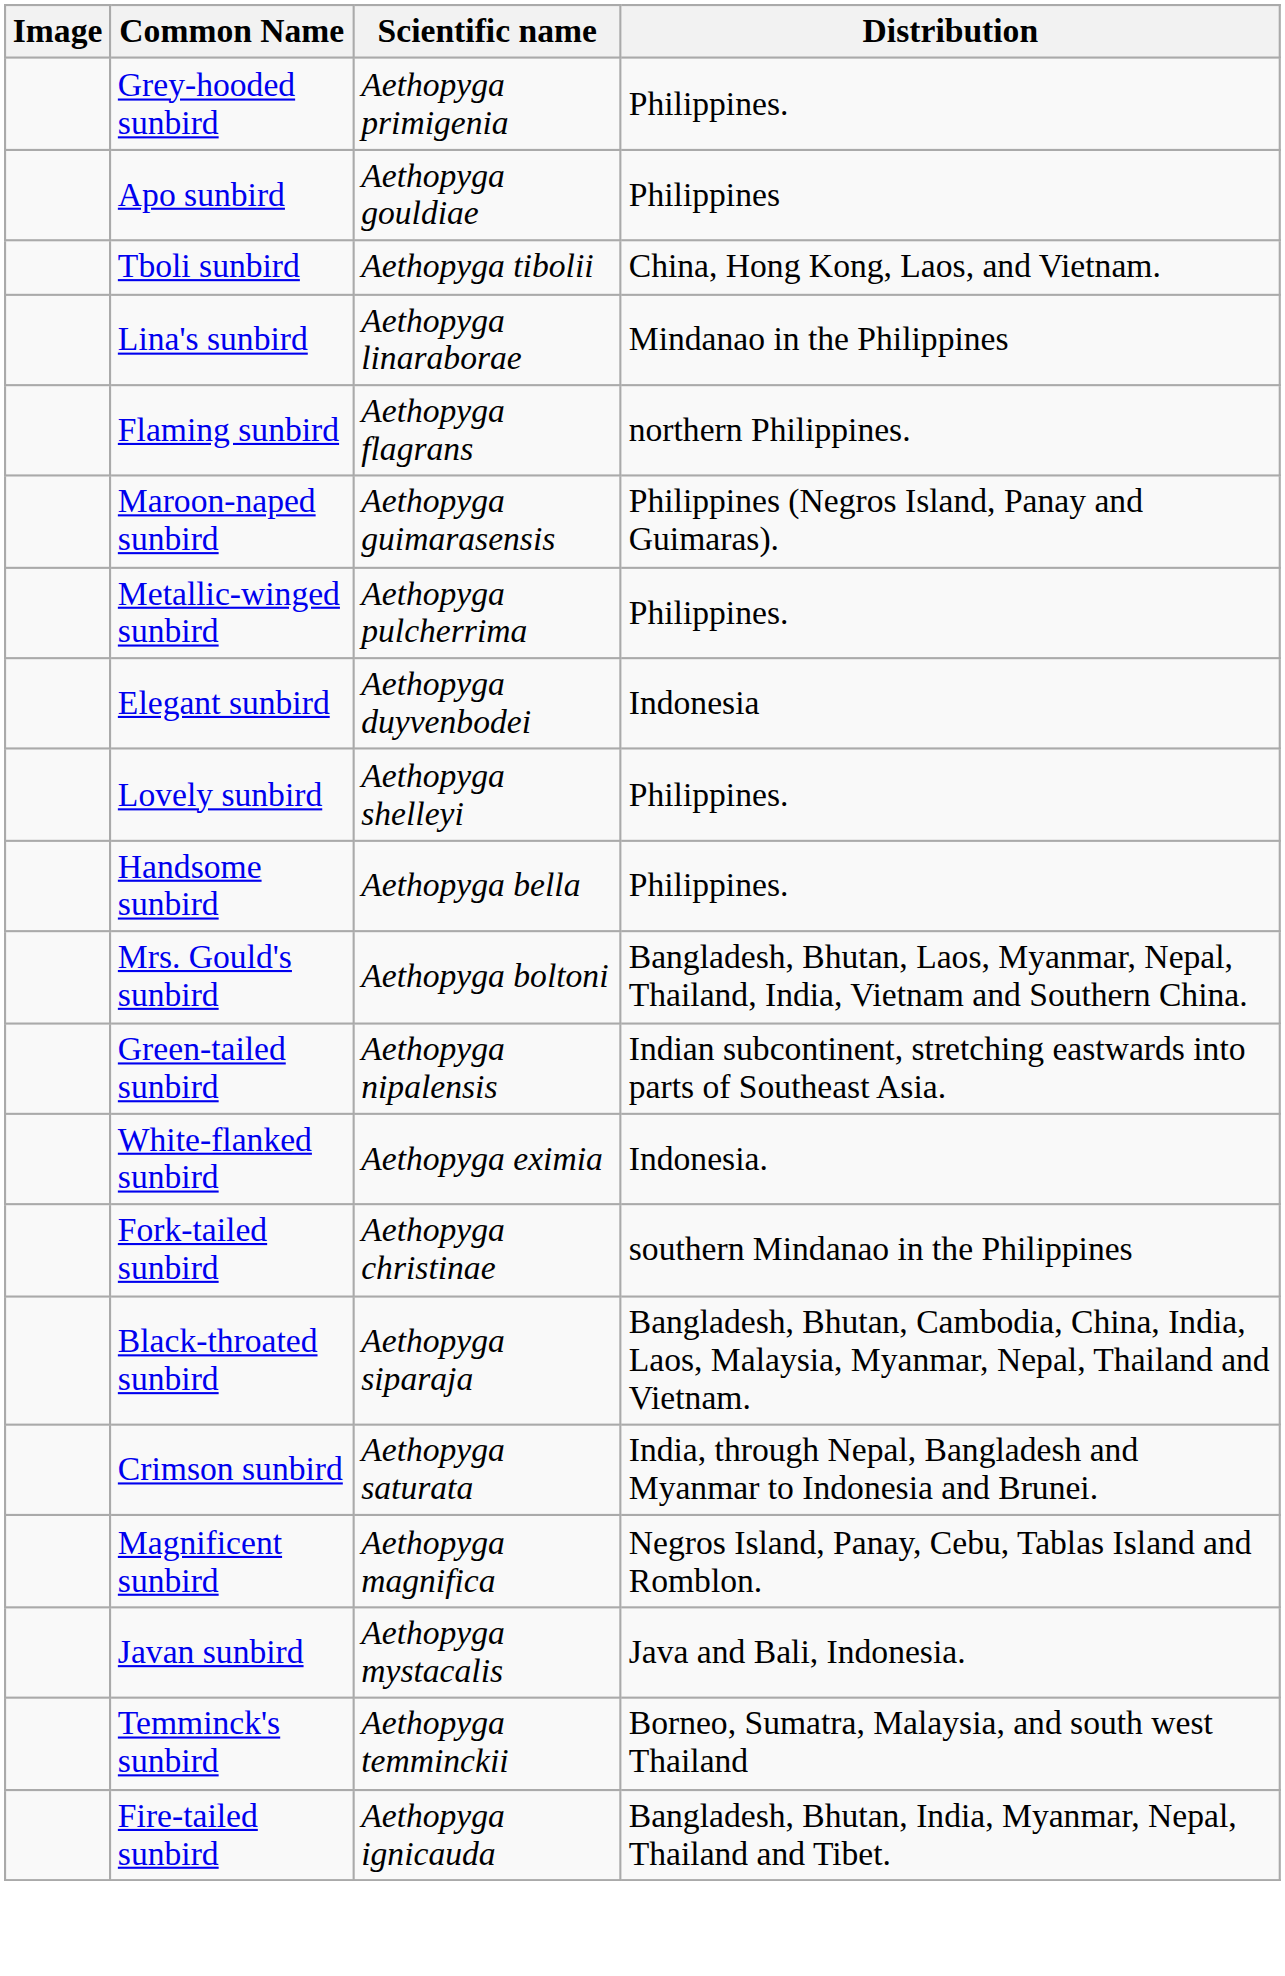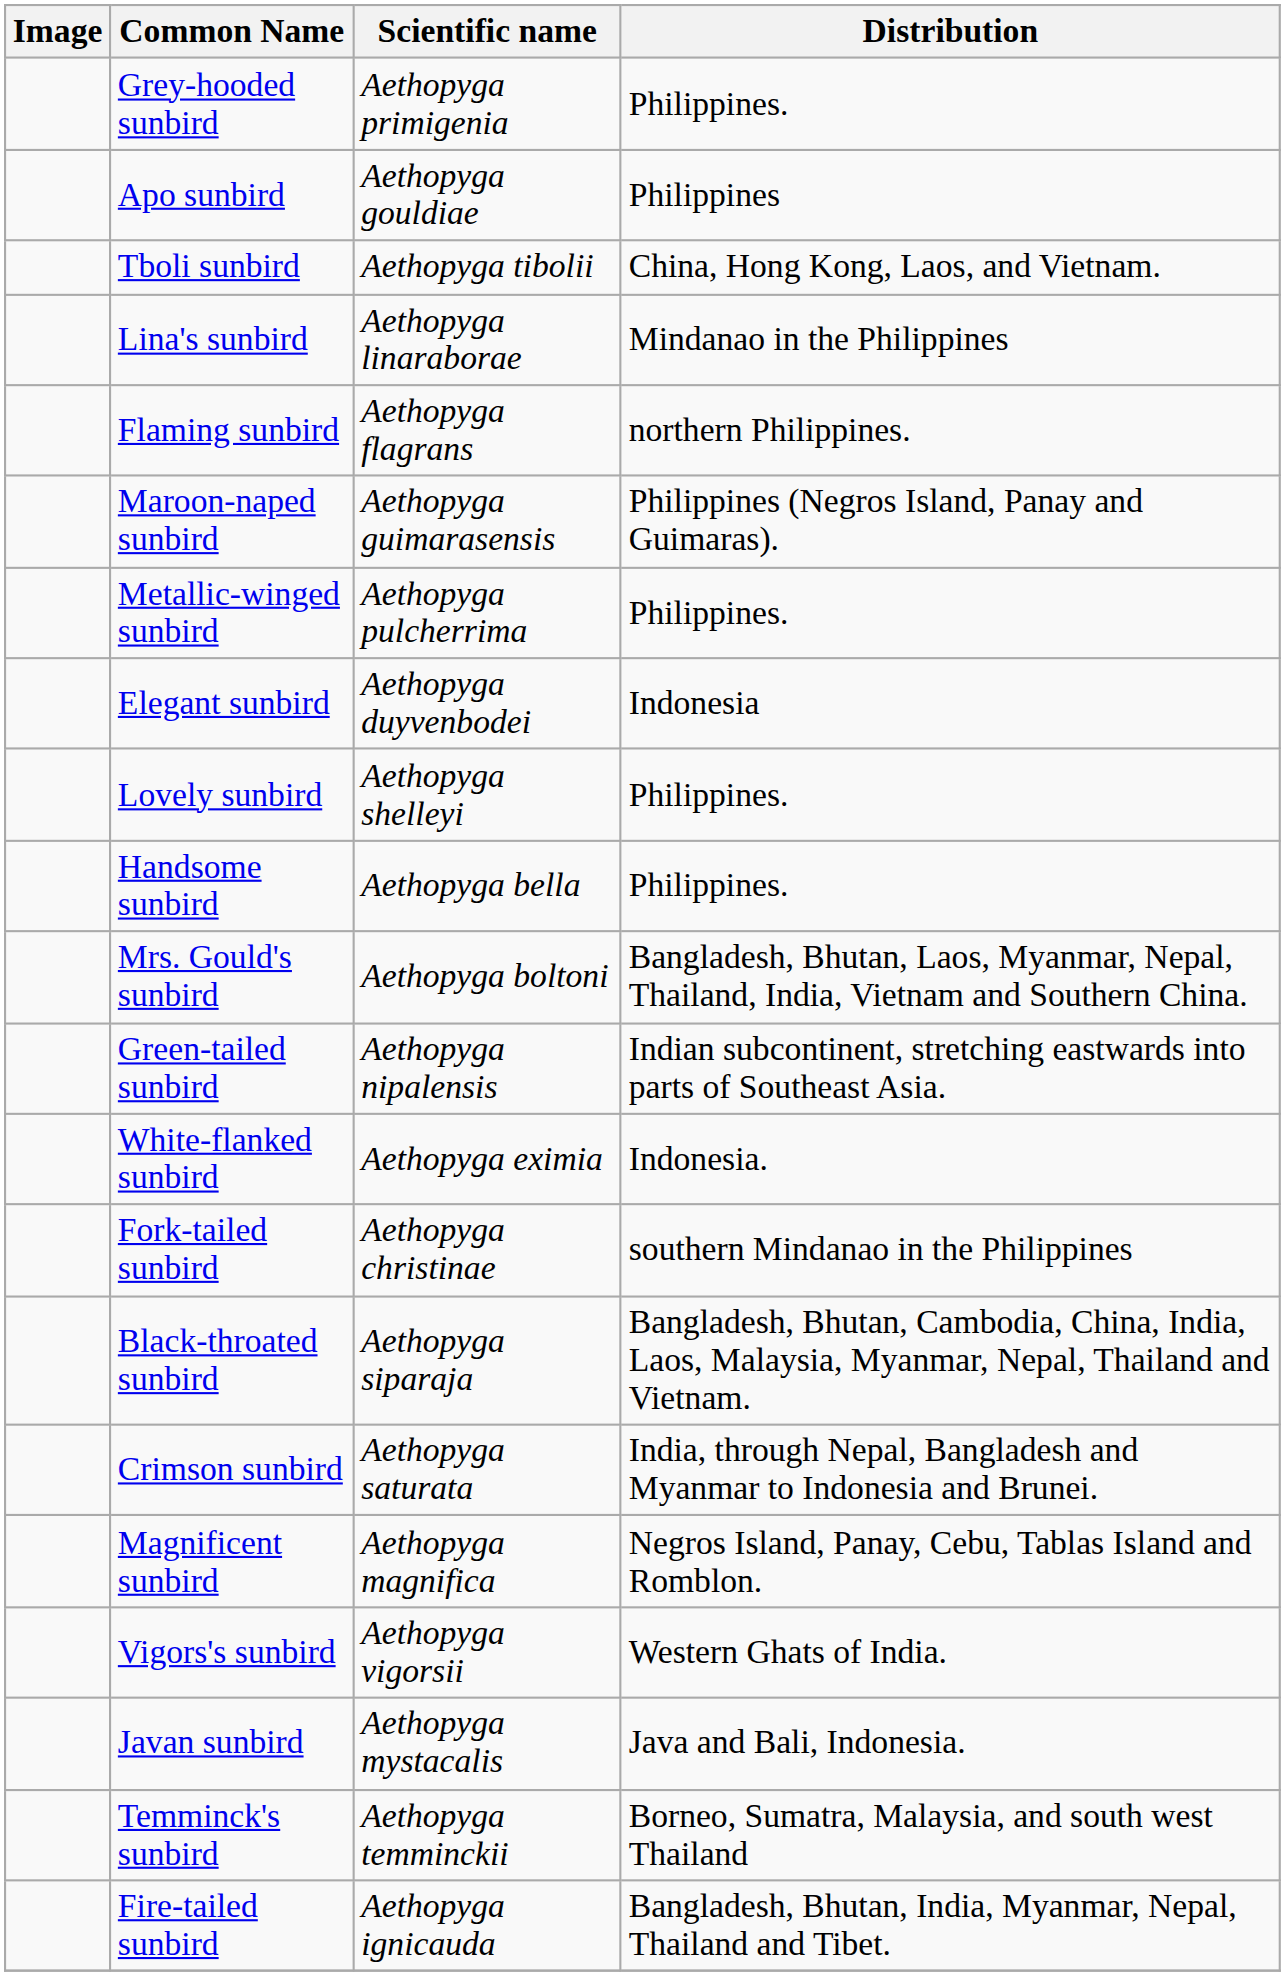+ row: (227, 1651)
